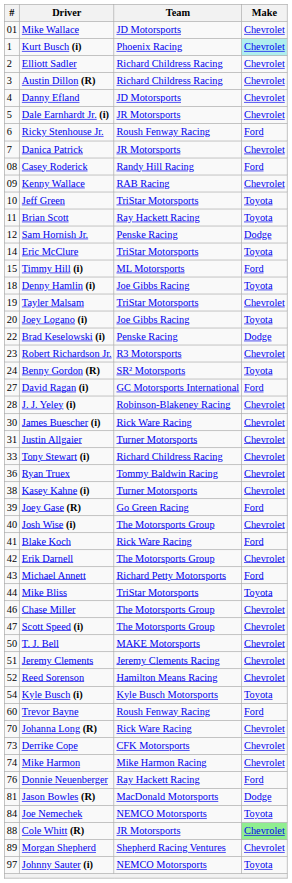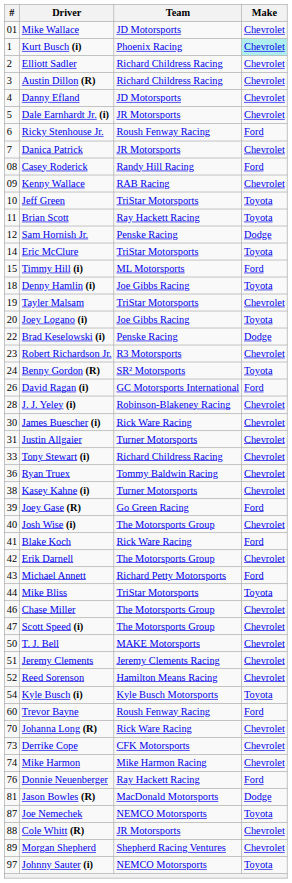(12, 388) 27 -> (12, 388) 26
(12, 814) 84 -> (12, 814) 87
(264, 831) lightgreen background -> (264, 831) no background
